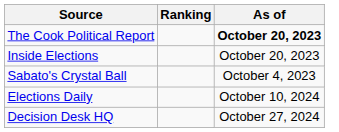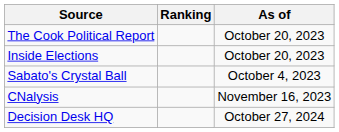(269, 35) bold -> (274, 35) normal
- row: (50, 96)
+ row: (33, 96)
